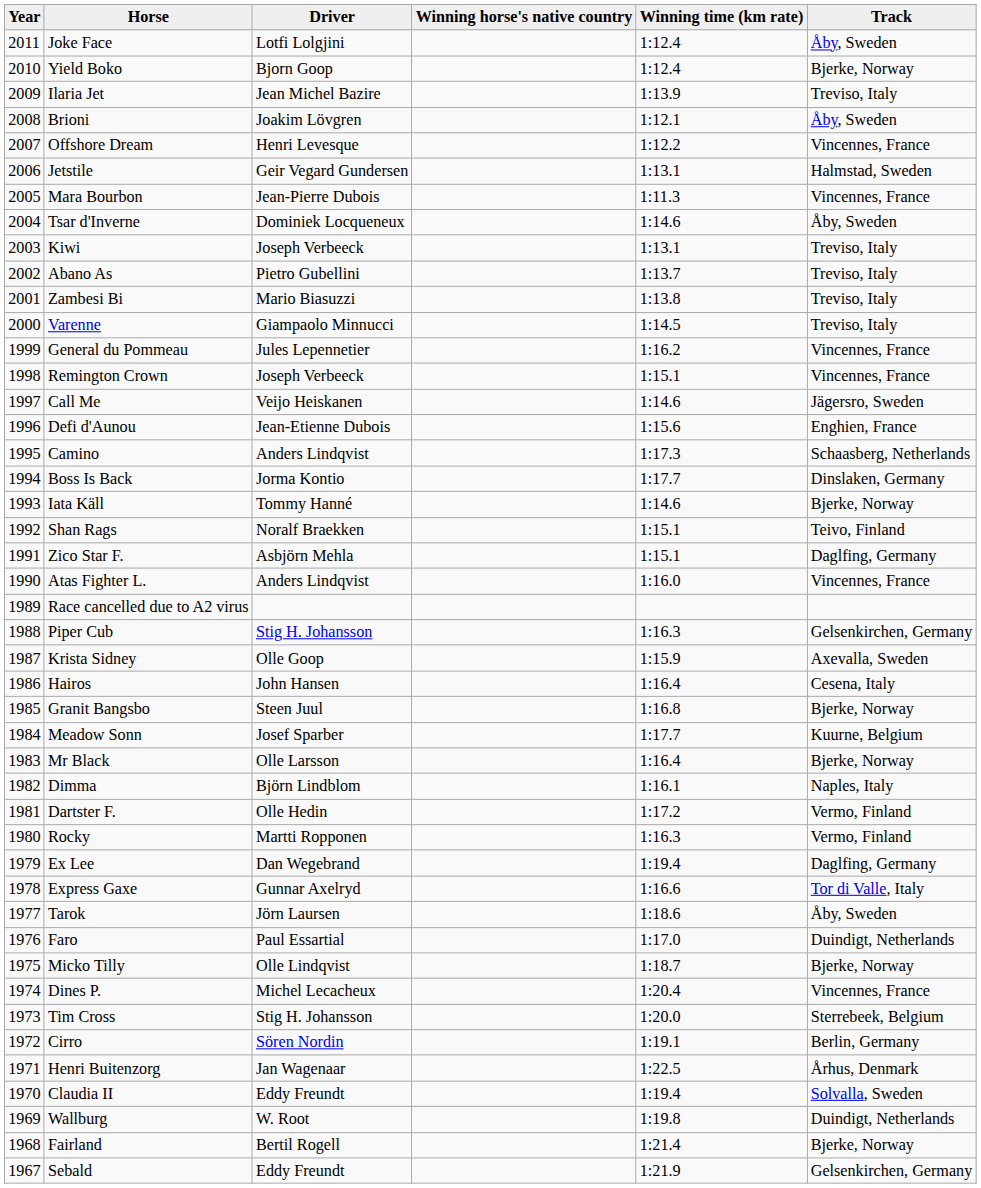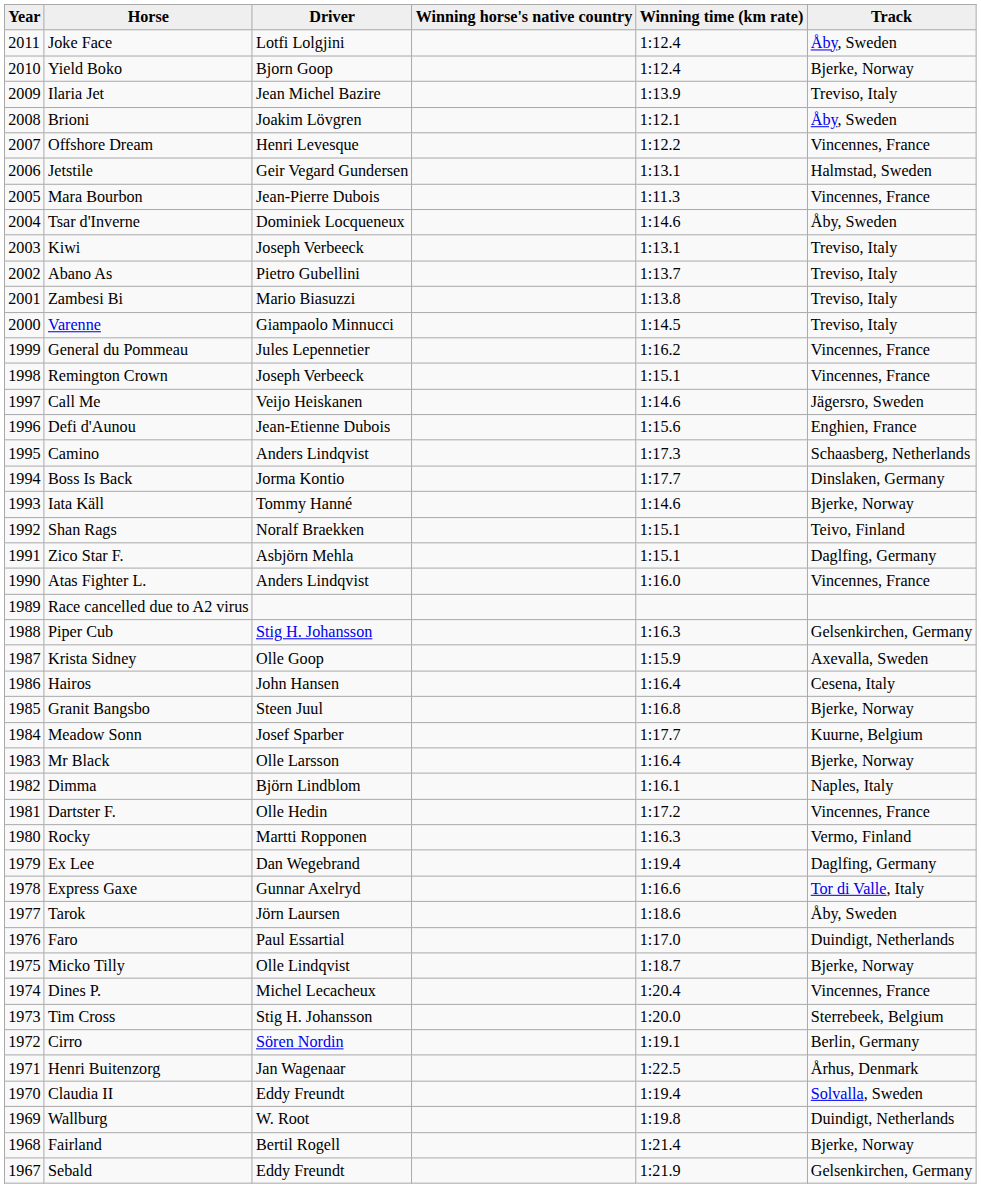(861, 811) Vermo, Finland -> (870, 811) Vincennes, France
